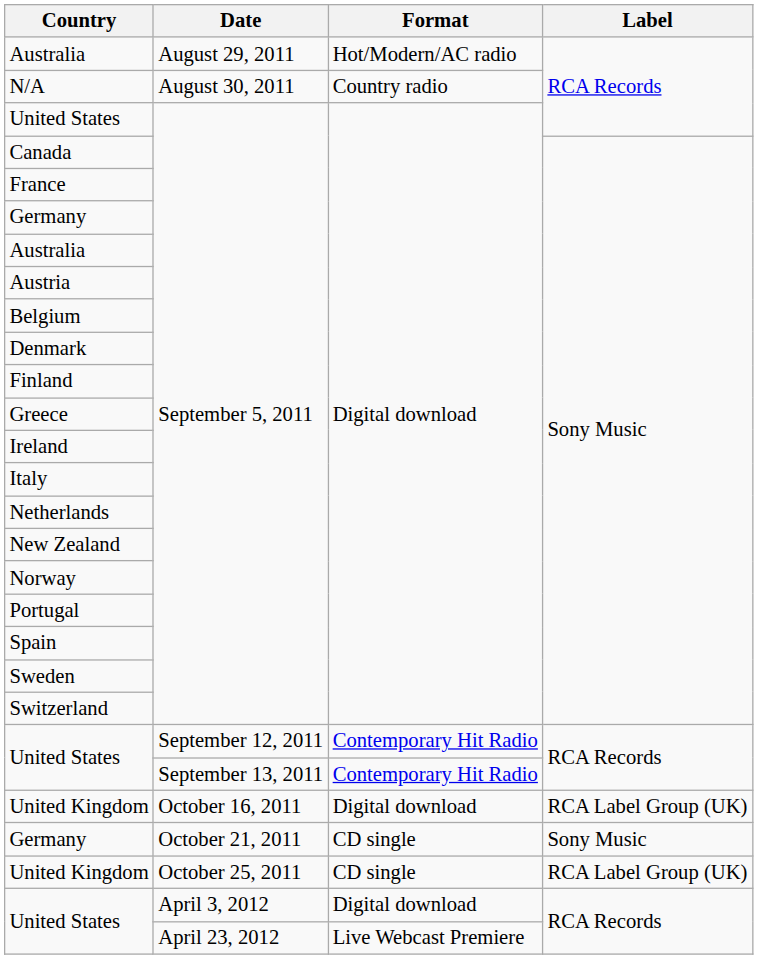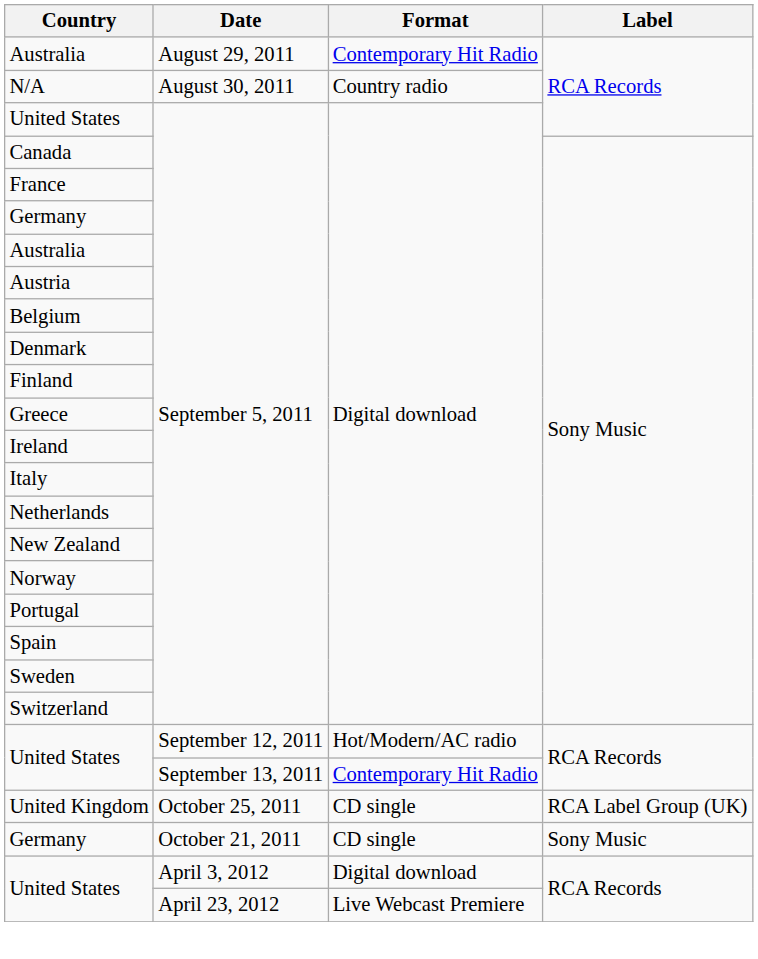(425, 53) Hot/Modern/AC radio -> (435, 53) Contemporary Hit Radio
(435, 741) Contemporary Hit Radio -> (425, 741) Hot/Modern/AC radio
- row: (79, 806)
rows swapped: (48, 839) <-> (79, 871)
